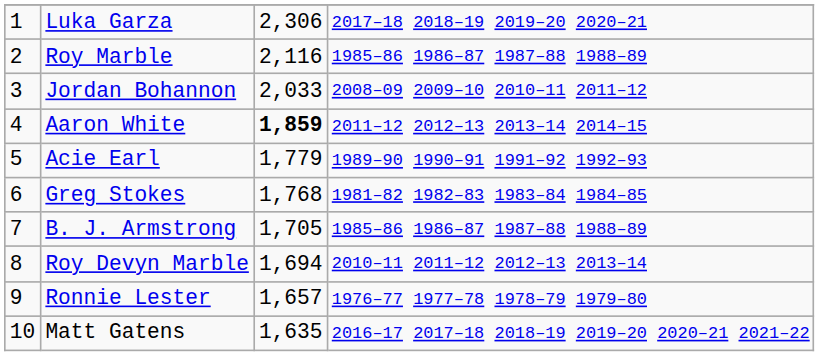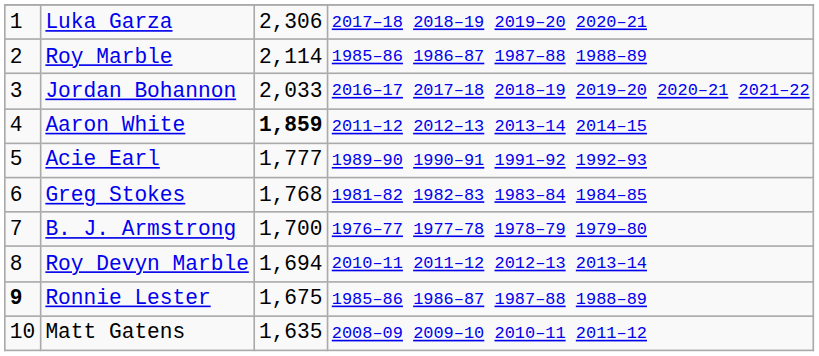(291, 57) 2,116 -> (291, 57) 2,114
(489, 91) 2008–09 2009–10 2010–11 2011–12 -> (571, 91) 2016–17 2017–18 2018–19 2019–20 2020–21 2021–22
(291, 160) 1,779 -> (291, 160) 1,777
(291, 229) 1,705 -> (291, 229) 1,700
(489, 229) 1985–86 1986–87 1987–88 1988–89 -> (489, 229) 1976–77 1977–78 1978–79 1979–80
(16, 298) normal -> (16, 298) bold
(291, 298) 1,657 -> (291, 298) 1,675
(489, 298) 1976–77 1977–78 1978–79 1979–80 -> (489, 298) 1985–86 1986–87 1987–88 1988–89
(571, 333) 2016–17 2017–18 2018–19 2019–20 2020–21 2021–22 -> (489, 333) 2008–09 2009–10 2010–11 2011–12
